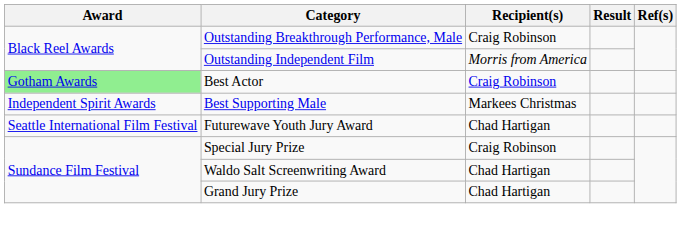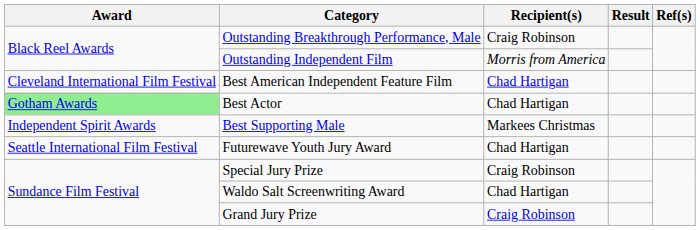+ row: (337, 81)
(512, 81) Craig Robinson -> (528, 103) Chad Hartigan
(509, 192) Chad Hartigan -> (531, 214) Craig Robinson
